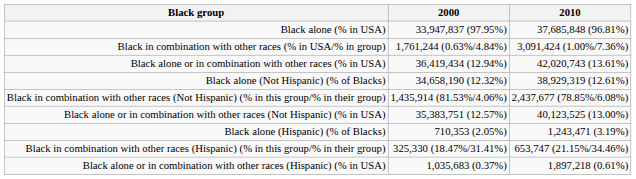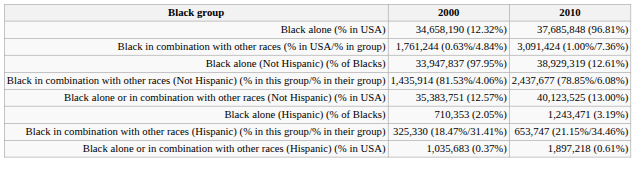(461, 30) 33,947,837 (97.95%) -> (461, 30) 34,658,190 (12.32%)
- row: (258, 64)
(461, 81) 34,658,190 (12.32%) -> (461, 64) 33,947,837 (97.95%)
